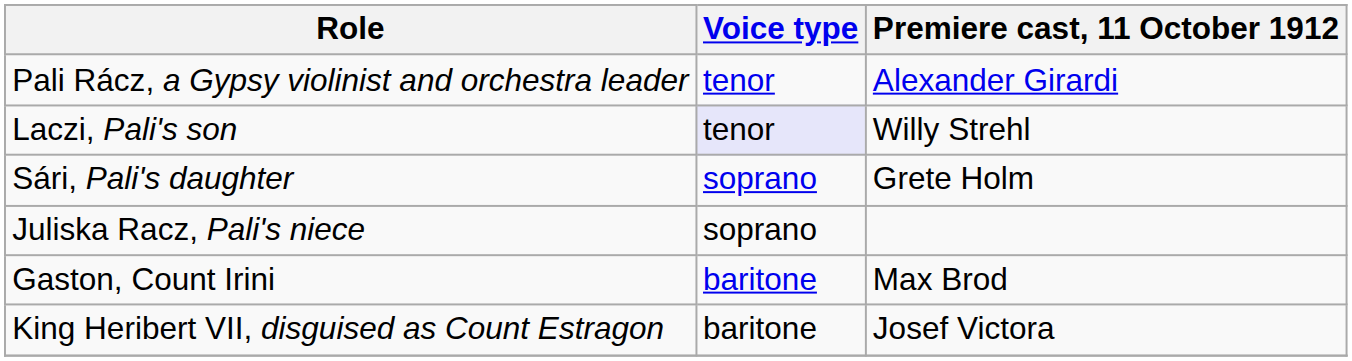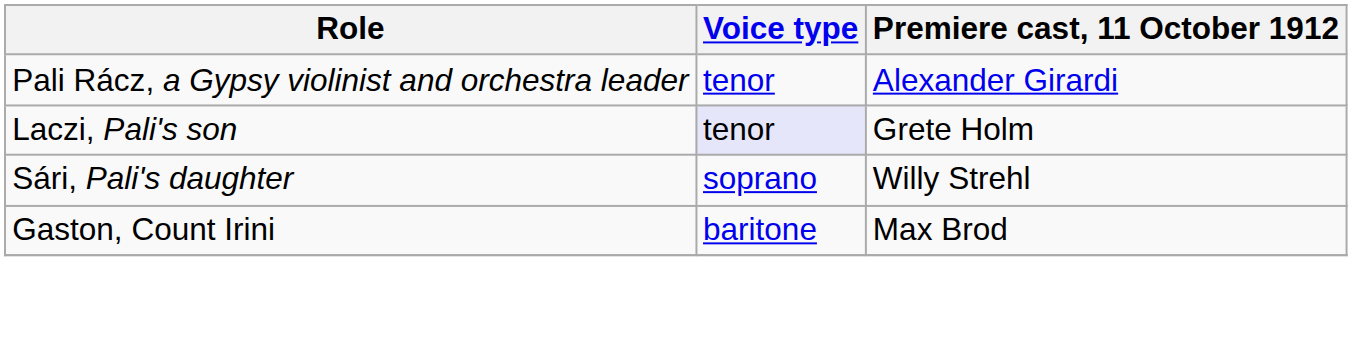(952, 129) Willy Strehl -> (953, 129) Grete Holm
(953, 179) Grete Holm -> (952, 179) Willy Strehl
- row: (189, 229)
- row: (338, 329)
